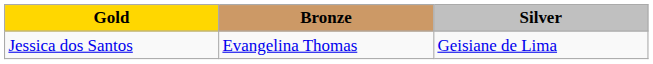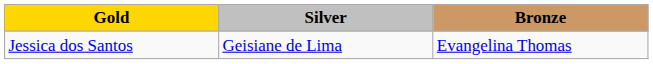columns swapped: (541, 17) <-> (326, 17)
